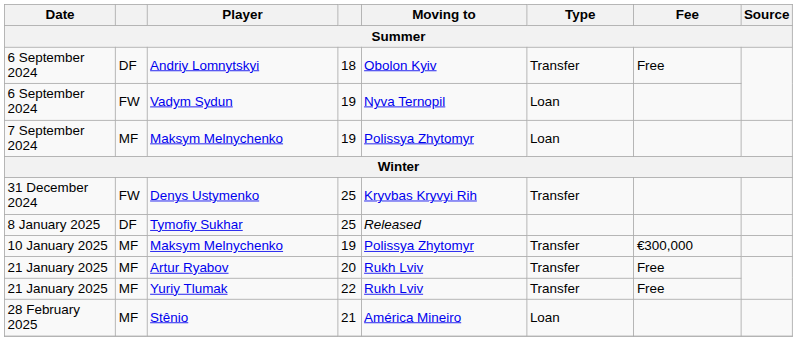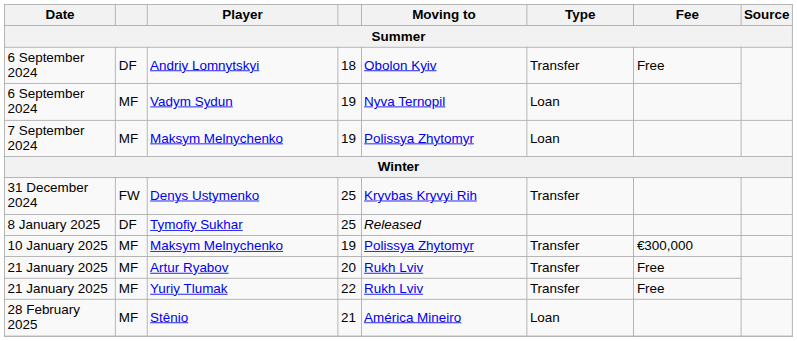(129, 101) FW -> (128, 101) MF
